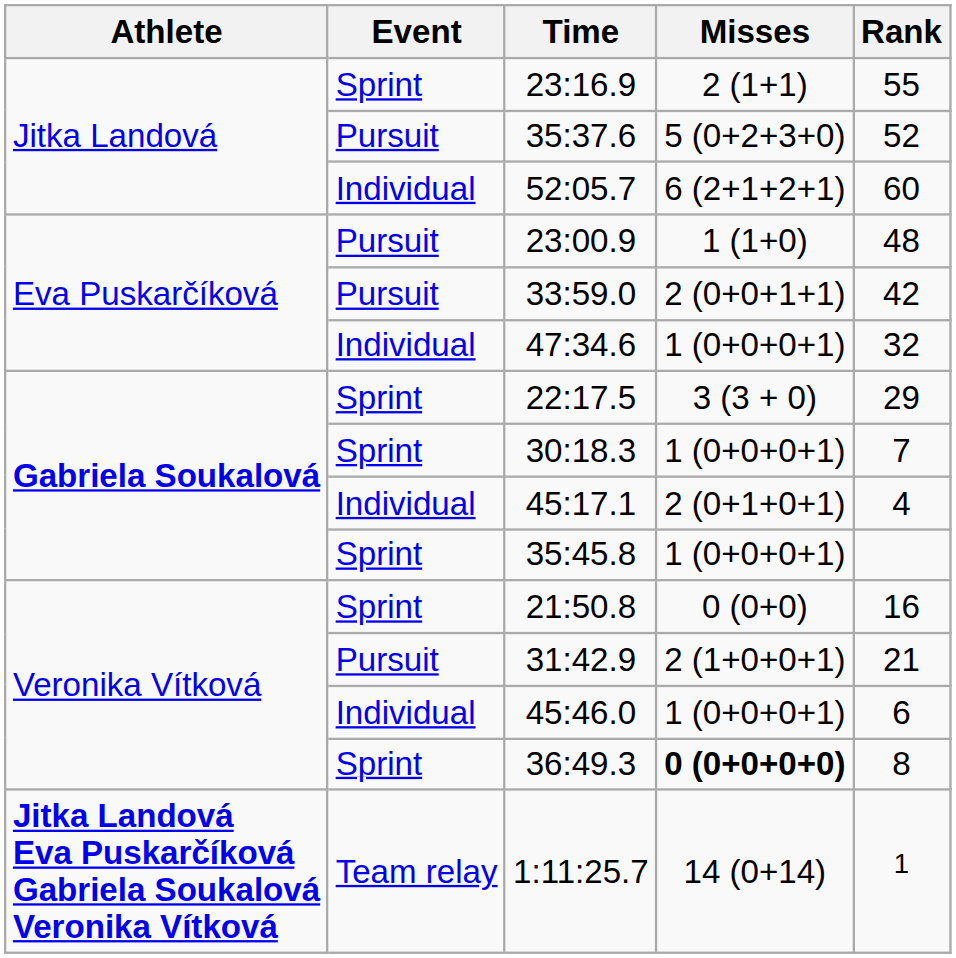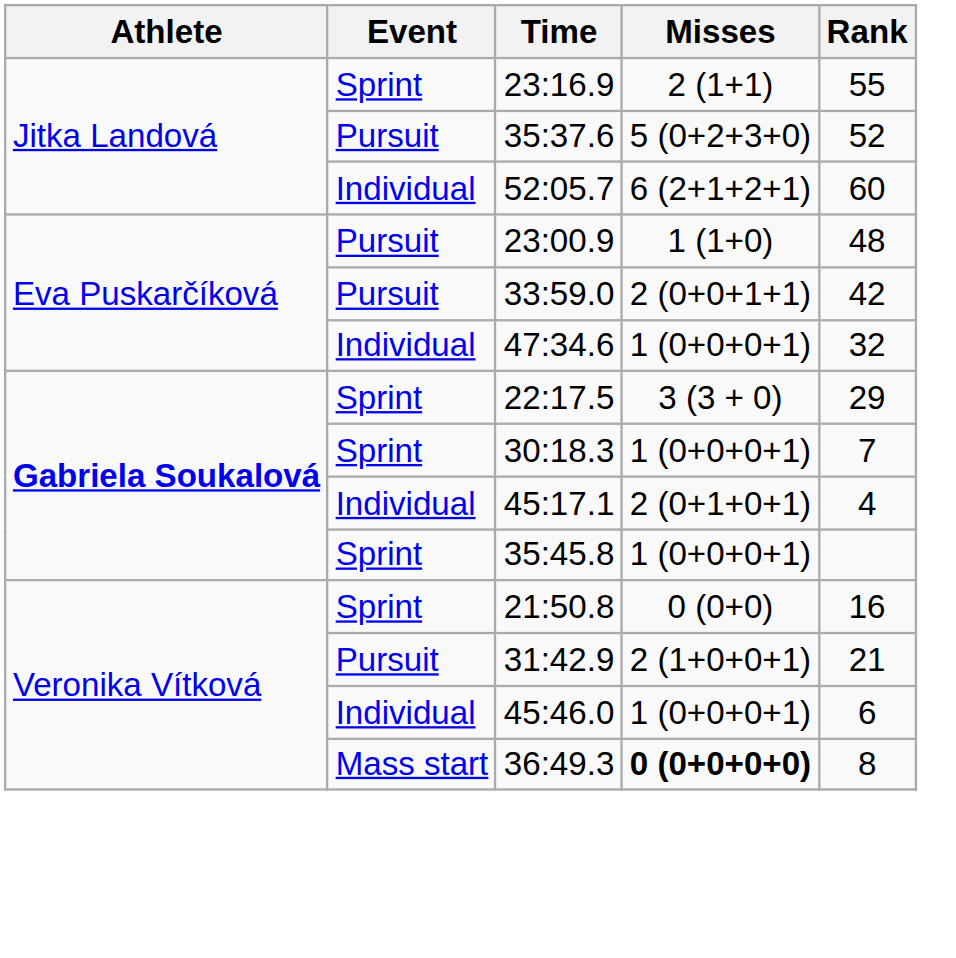(379, 764) Sprint -> (412, 764) Mass start
- row: (581, 872)
